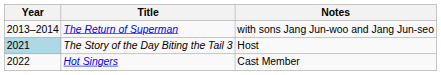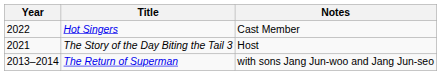rows swapped: (121, 29) <-> (91, 62)
(18, 45) lightblue background -> (18, 45) no background
